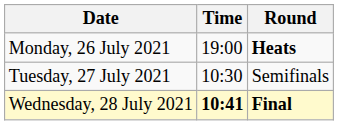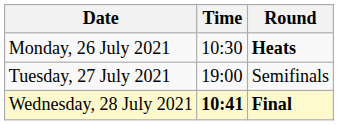(222, 47) 19:00 -> (222, 47) 10:30
(222, 76) 10:30 -> (222, 76) 19:00
